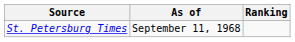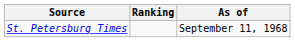columns swapped: (266, 13) <-> (186, 13)
